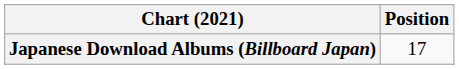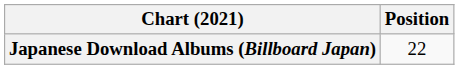(417, 49) 17 -> (417, 49) 22
